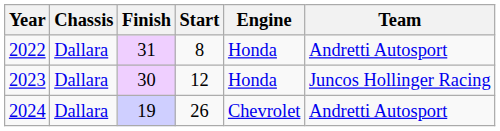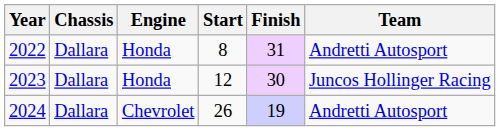columns swapped: (264, 19) <-> (146, 19)
